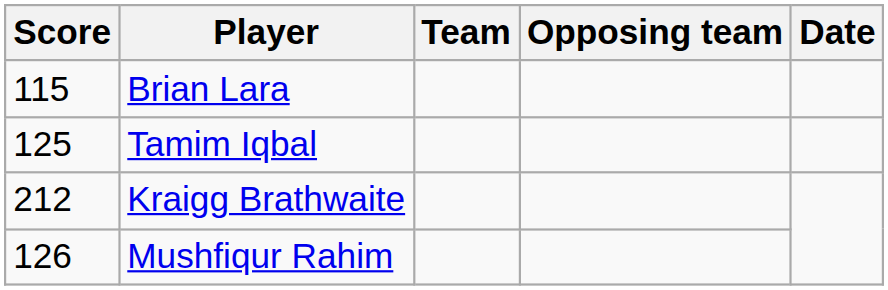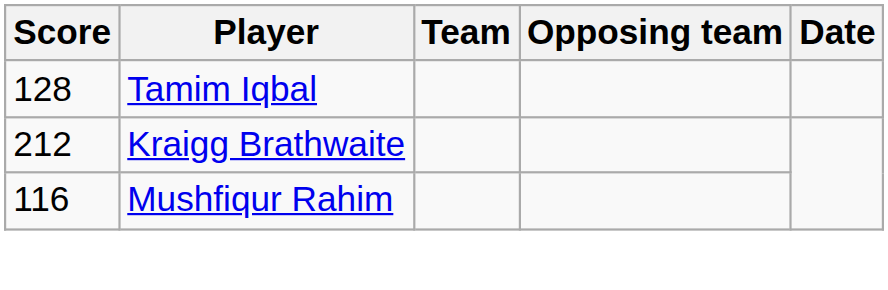- row: (208, 88)
(43, 144) 125 -> (43, 88) 128
(43, 255) 126 -> (41, 199) 116
